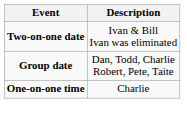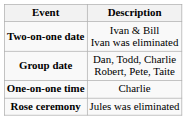+ row: (46, 106)
